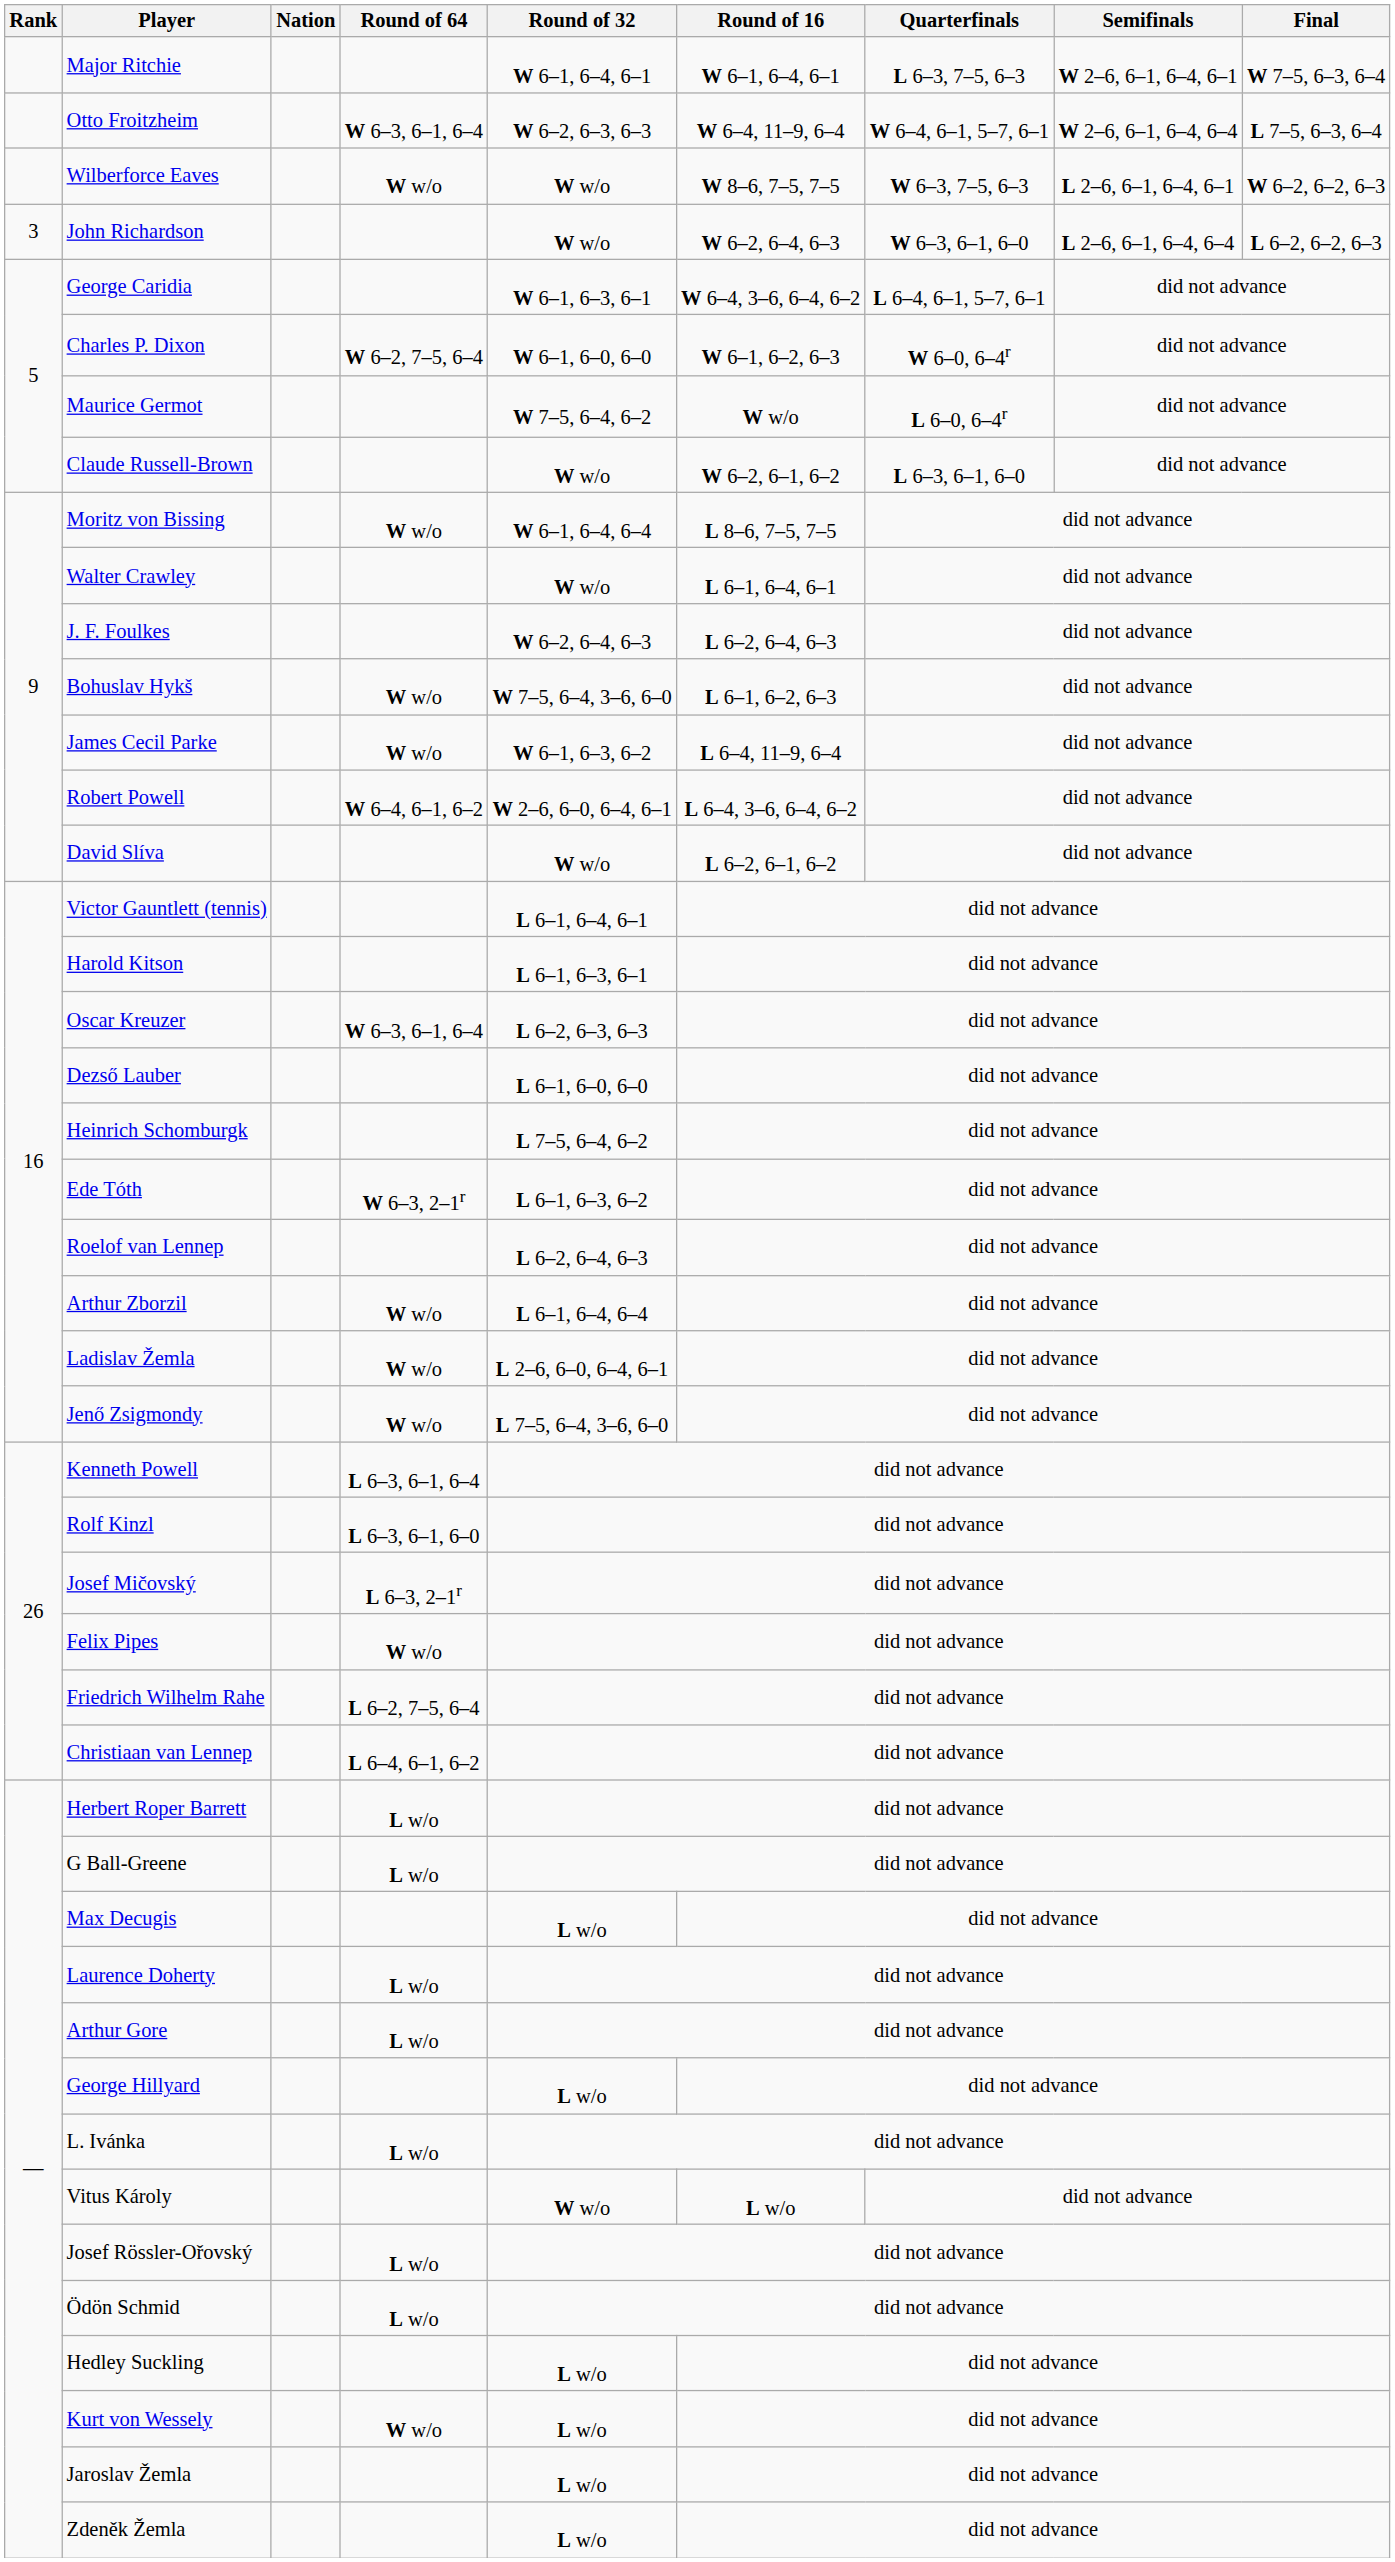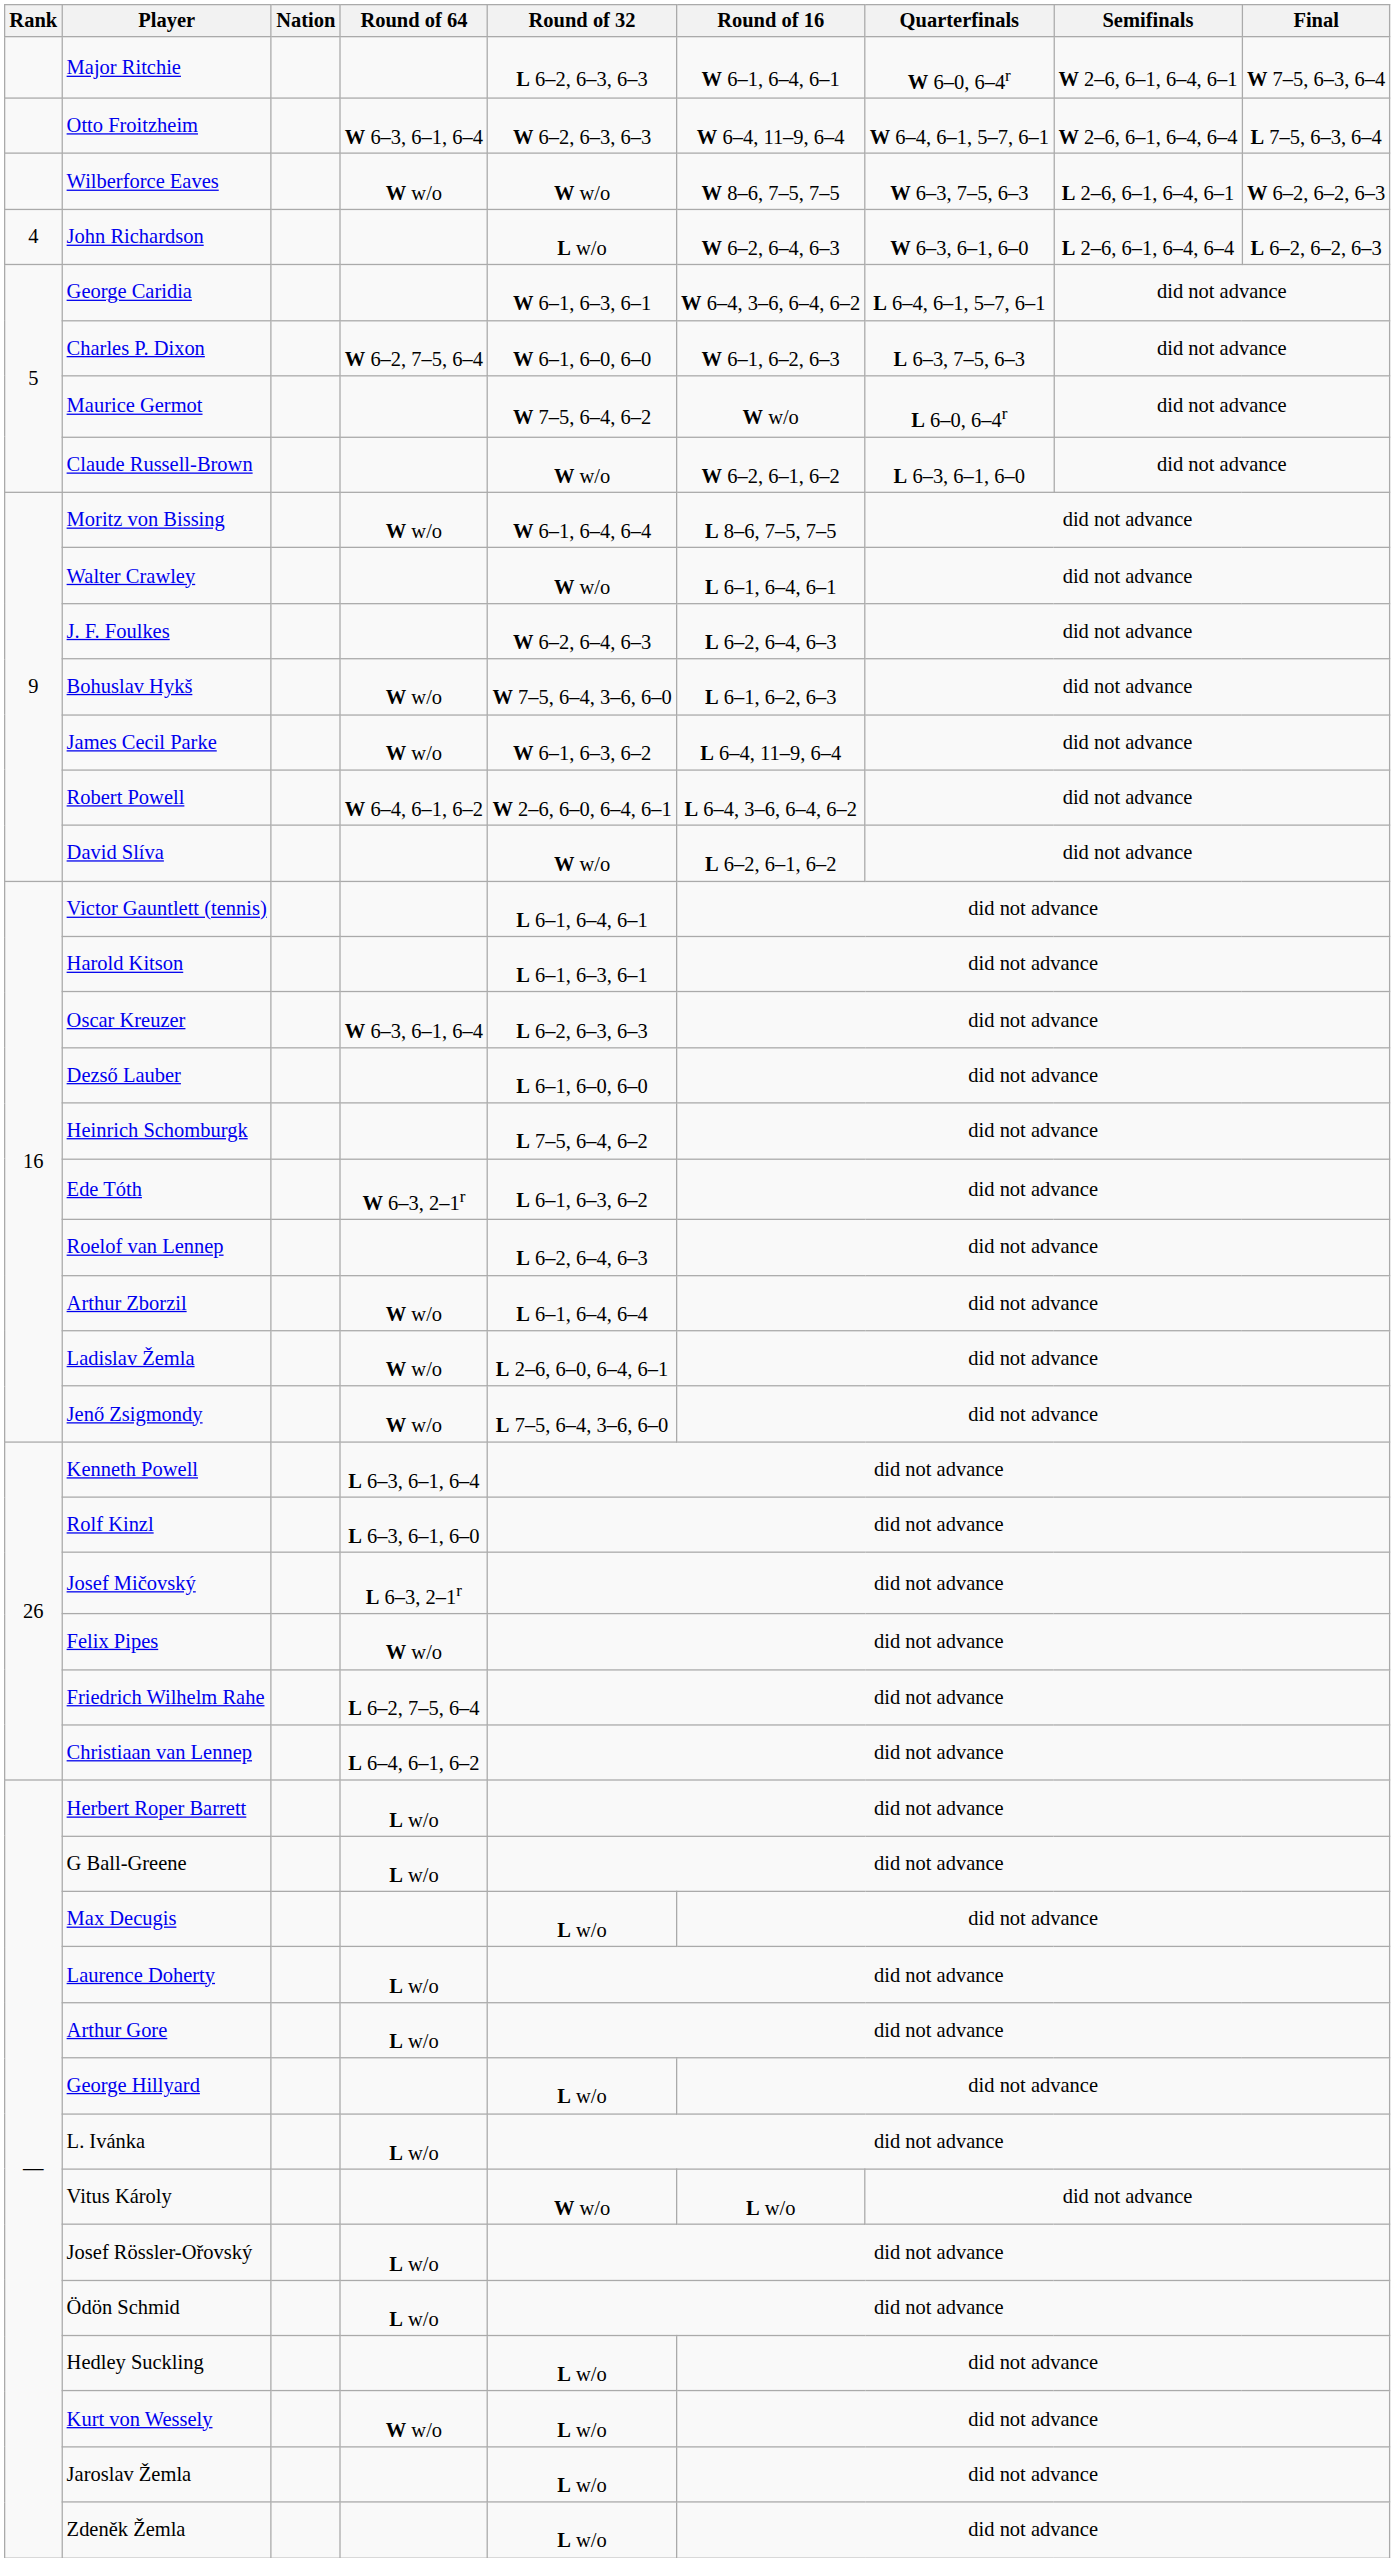(582, 76) W 6–1, 6–4, 6–1 -> (582, 79) L 6–2, 6–3, 6–3
(959, 76) L 6–3, 7–5, 6–3 -> (959, 79) W 6–0, 6–4r
(33, 231) 3 -> (33, 236) 4
(582, 242) W w/o -> (582, 248) L w/o
(959, 356) W 6–0, 6–4r -> (959, 359) L 6–3, 7–5, 6–3
